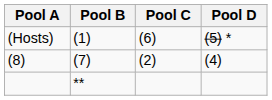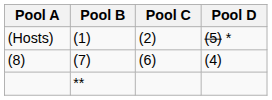(148, 38) (6) -> (148, 38) (2)
(148, 60) (2) -> (148, 60) (6)
